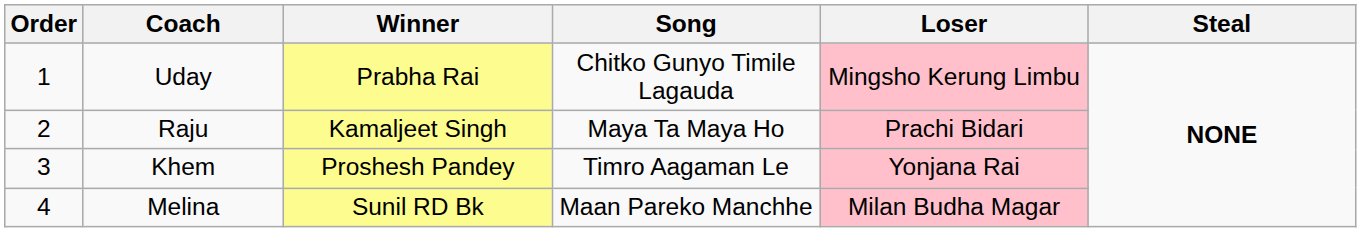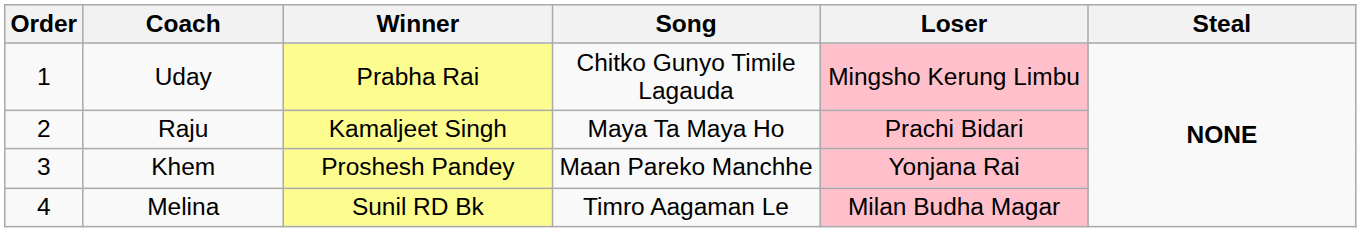(686, 167) Timro Aagaman Le -> (686, 167) Maan Pareko Manchhe
(686, 206) Maan Pareko Manchhe -> (686, 206) Timro Aagaman Le
